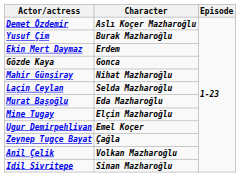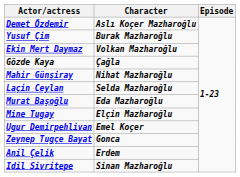(108, 50) Erdem -> (136, 50) Volkan Mazharoğlu
(108, 62) Gonca -> (108, 62) Çağla
(108, 140) Çağla -> (108, 140) Gonca
(136, 153) Volkan Mazharoğlu -> (108, 153) Erdem
